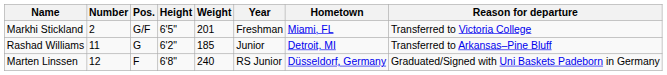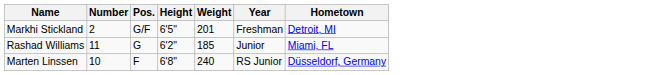- column: (525, 12)
(311, 29) Miami, FL -> (312, 29) Detroit, MI
(312, 45) Detroit, MI -> (311, 45) Miami, FL
(95, 62) 12 -> (95, 62) 10
